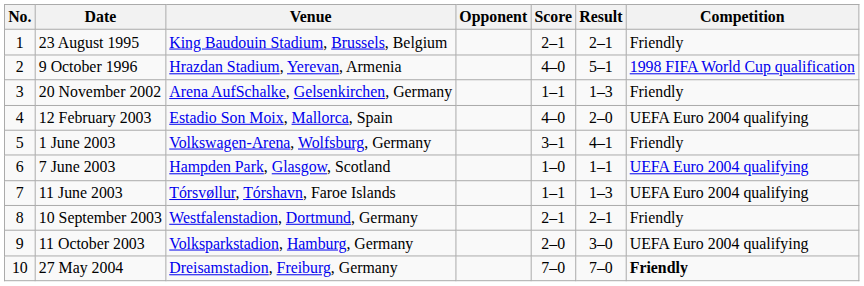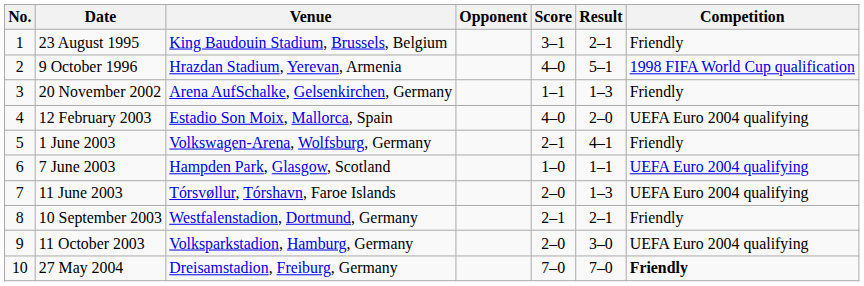(553, 42) 2–1 -> (553, 42) 3–1
(553, 142) 3–1 -> (553, 142) 2–1
(553, 192) 1–1 -> (553, 192) 2–0
